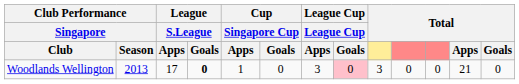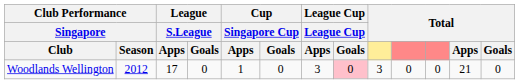(136, 69) 2013 -> (136, 69) 2012
(204, 69) bold -> (204, 69) normal
